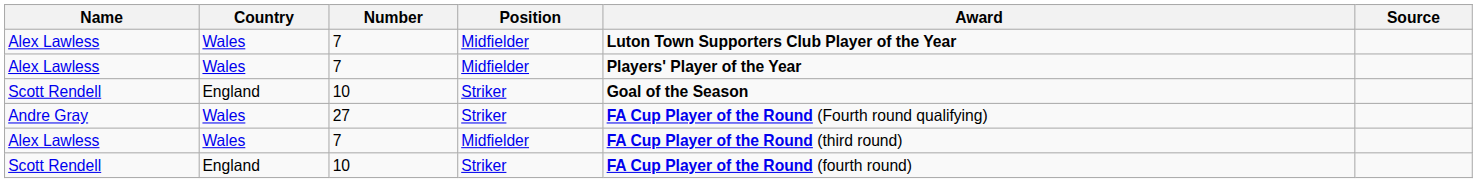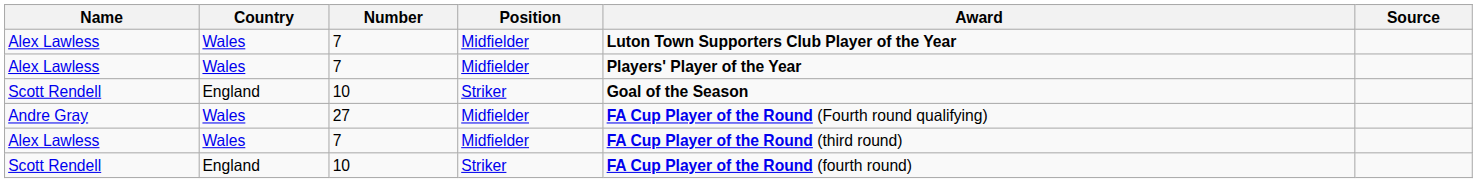(484, 116) Striker -> (495, 116) Midfielder
